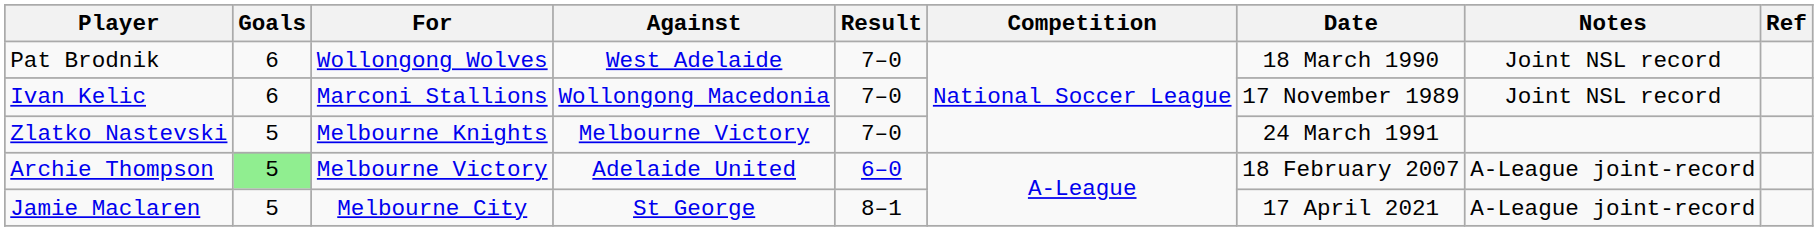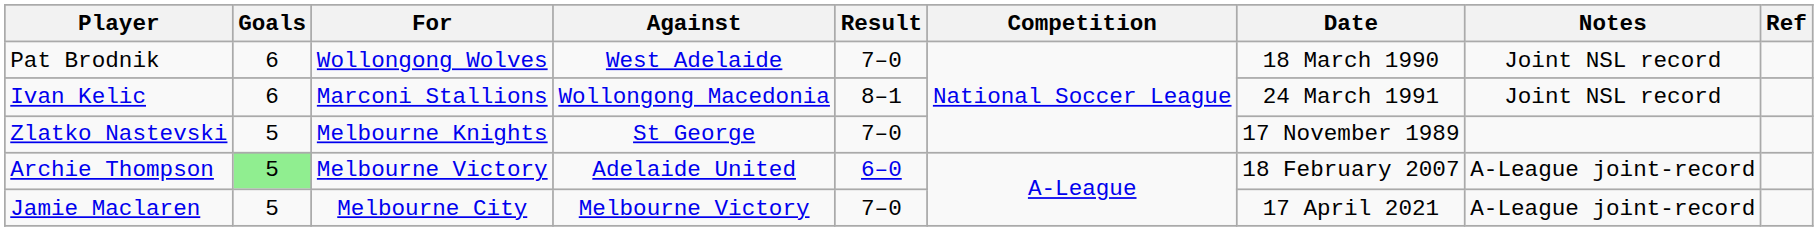(881, 97) 7–0 -> (881, 97) 8–1
(1351, 97) 17 November 1989 -> (1351, 97) 24 March 1991
(694, 134) Melbourne Victory -> (694, 134) St George
(1351, 134) 24 March 1991 -> (1351, 134) 17 November 1989
(694, 208) St George -> (694, 208) Melbourne Victory
(881, 208) 8–1 -> (881, 208) 7–0
